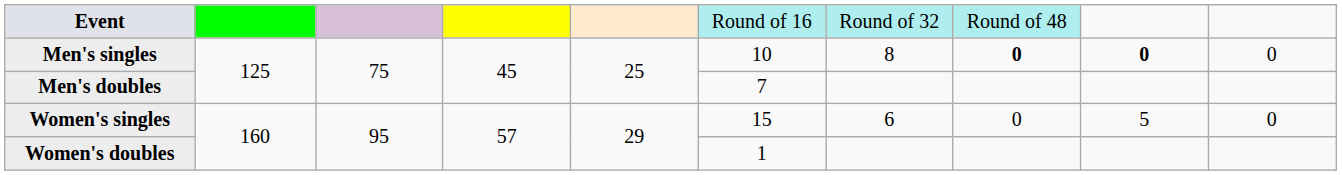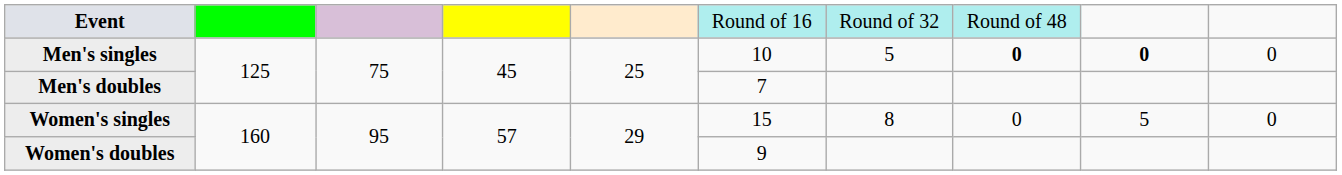(889, 54) 8 -> (889, 54) 5
(889, 120) 6 -> (889, 120) 8
(762, 153) 1 -> (762, 153) 9
